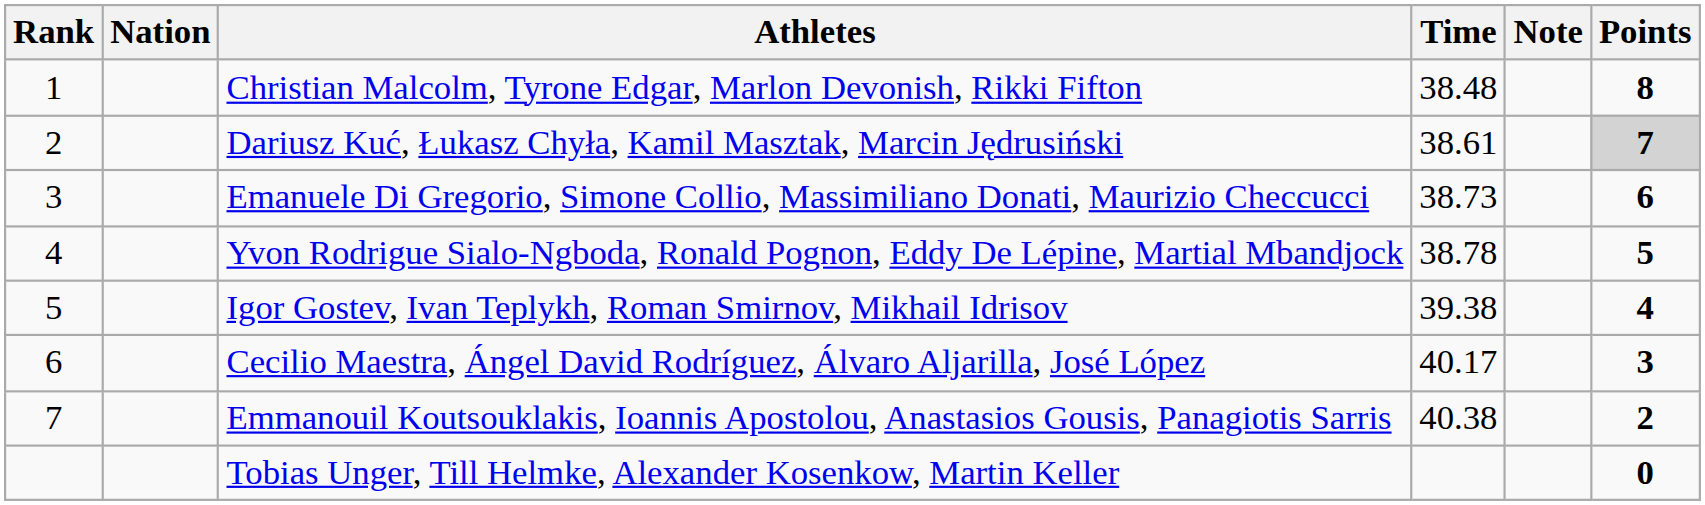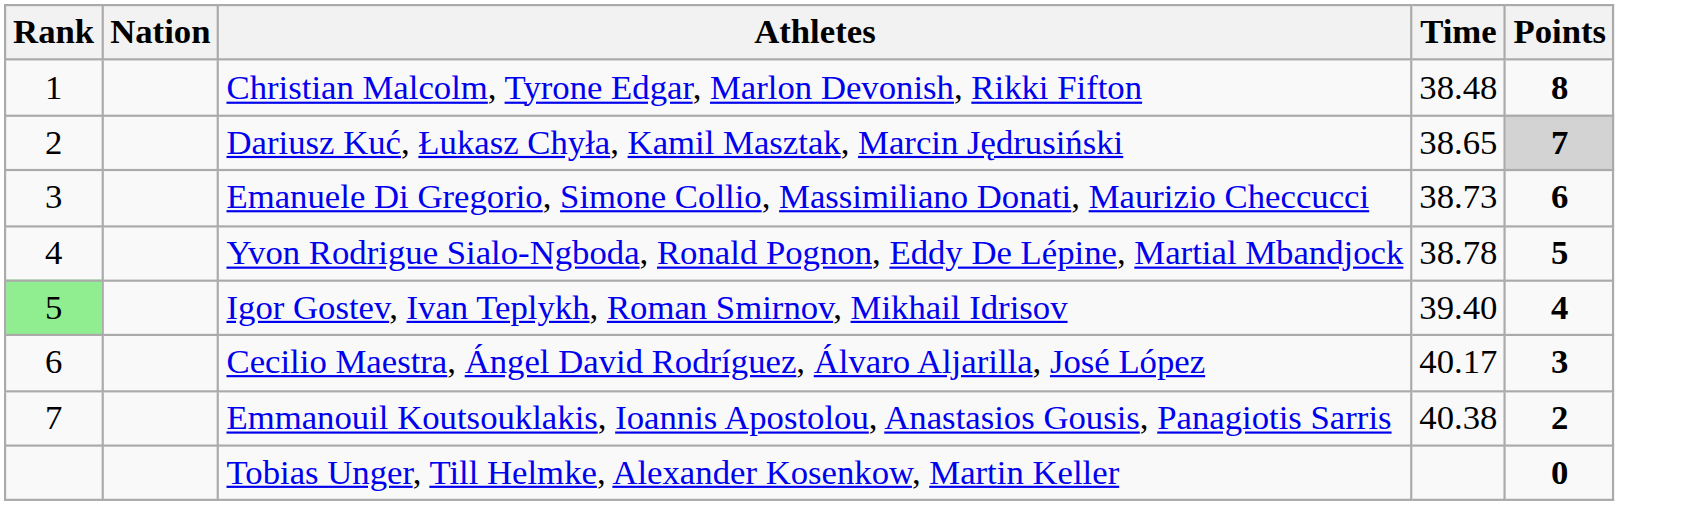- column: (1548, 32)
(1458, 142) 38.61 -> (1458, 142) 38.65
(54, 307) no background -> (54, 307) lightgreen background
(1458, 307) 39.38 -> (1458, 307) 39.40
